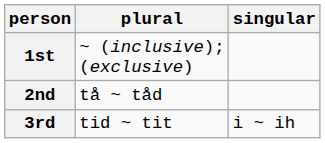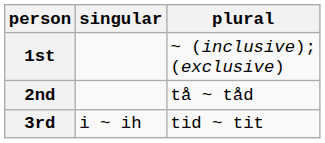columns swapped: (274, 19) <-> (152, 19)
